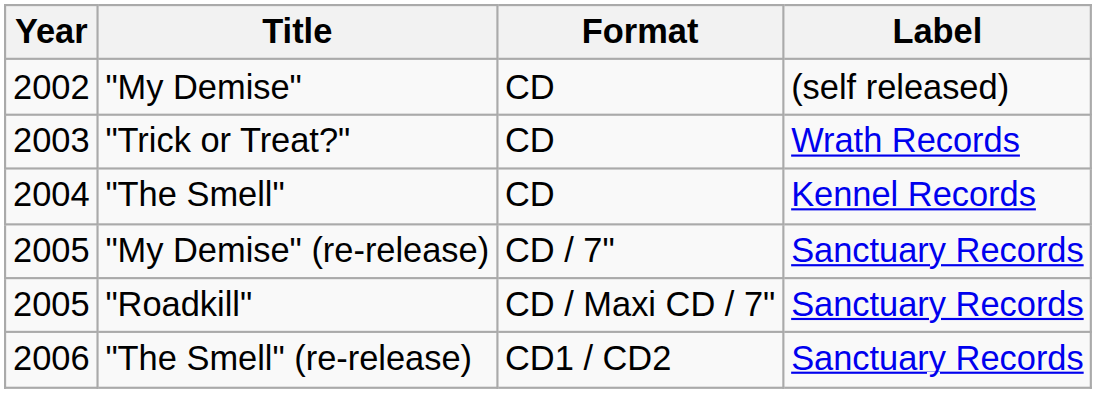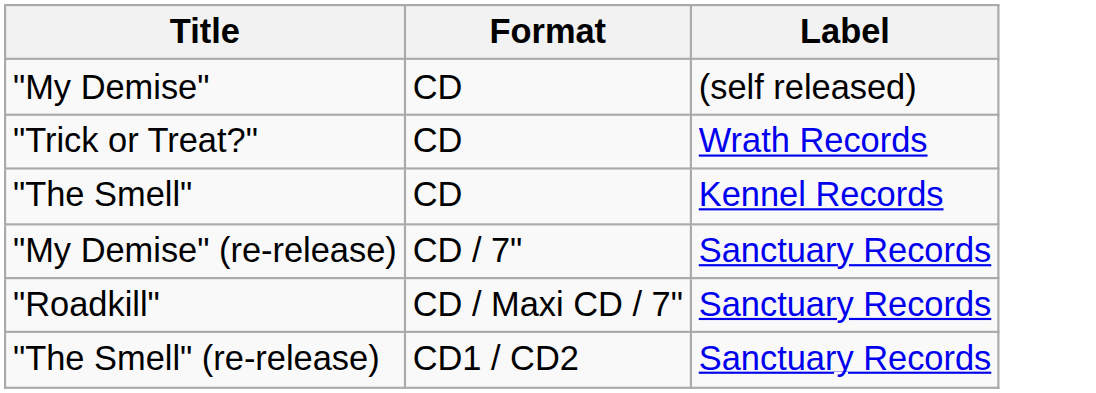- column: (51, 31)
